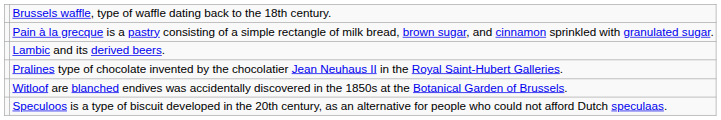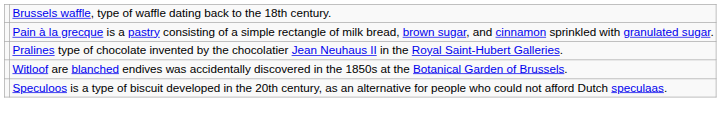- row: (89, 50)
